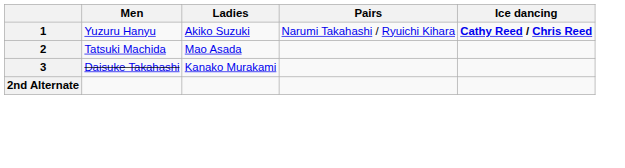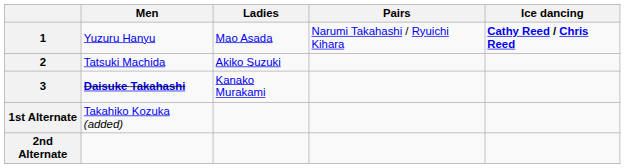(217, 31) Akiko Suzuki -> (244, 37) Mao Asada
(213, 49) Mao Asada -> (248, 62) Akiko Suzuki
(132, 67) normal -> (135, 86) bold
+ row: (43, 117)
